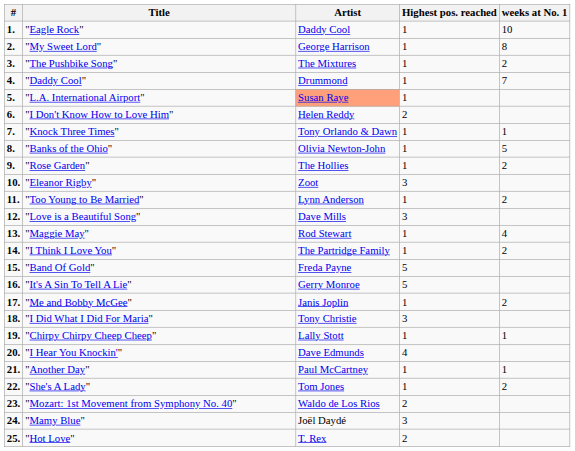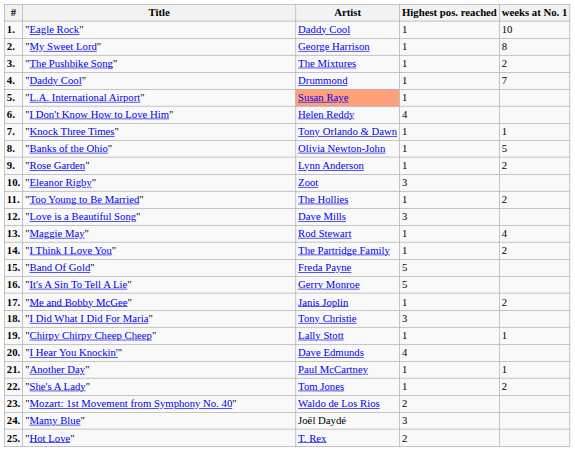(405, 115) 2 -> (405, 115) 4
(323, 166) The Hollies -> (331, 166) Lynn Anderson
(331, 200) Lynn Anderson -> (323, 200) The Hollies
